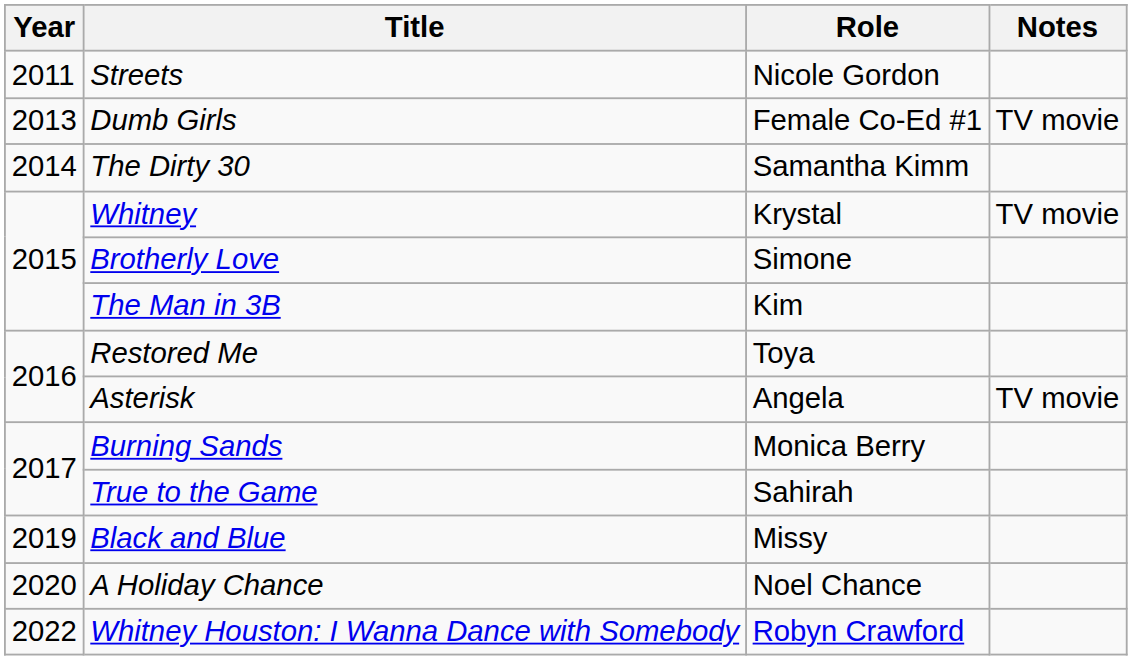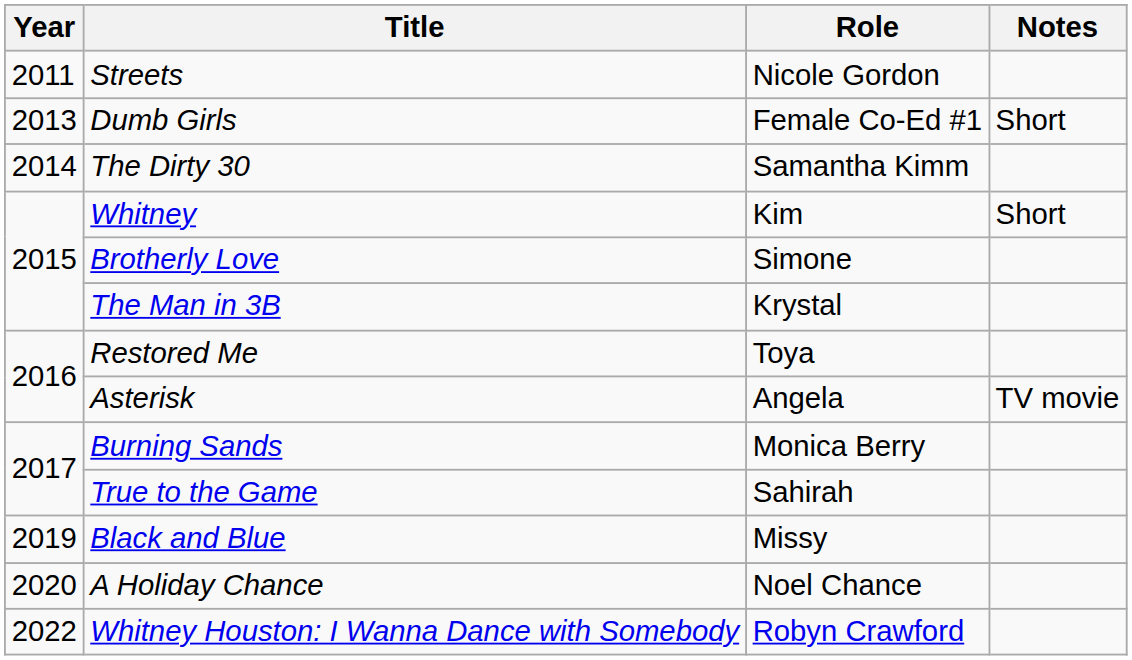(1057, 120) TV movie -> (1031, 120) Short
(797, 213) Krystal -> (778, 213) Kim
(1057, 213) TV movie -> (1031, 213) Short
(778, 306) Kim -> (797, 306) Krystal
